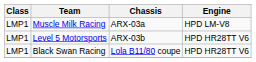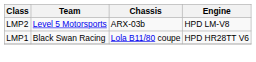- row: (69, 24)
(17, 37) LMP1 -> (17, 24) LMP2
(217, 37) HPD HR28TT V6 -> (207, 24) HPD LM-V8
